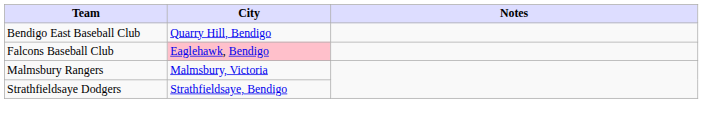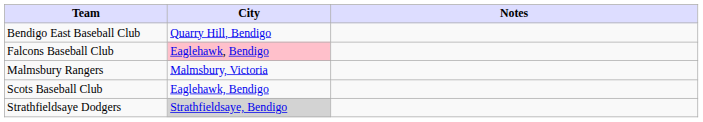+ row: (55, 88)
(229, 88) no background -> (229, 107) lightgrey background
